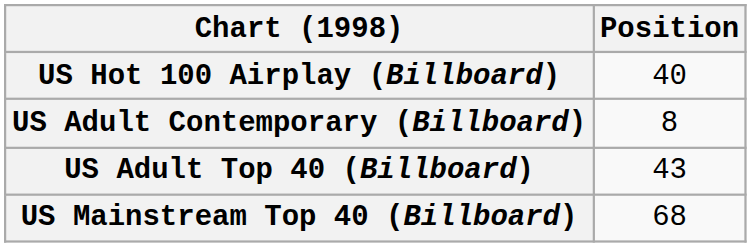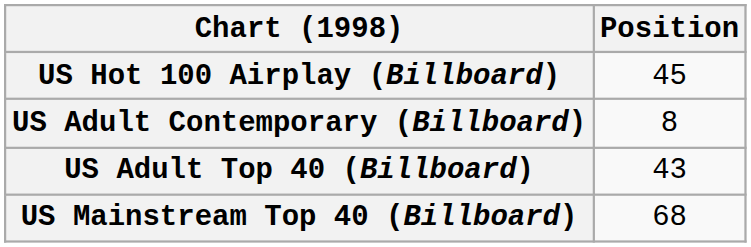(670, 76) 40 -> (670, 76) 45
